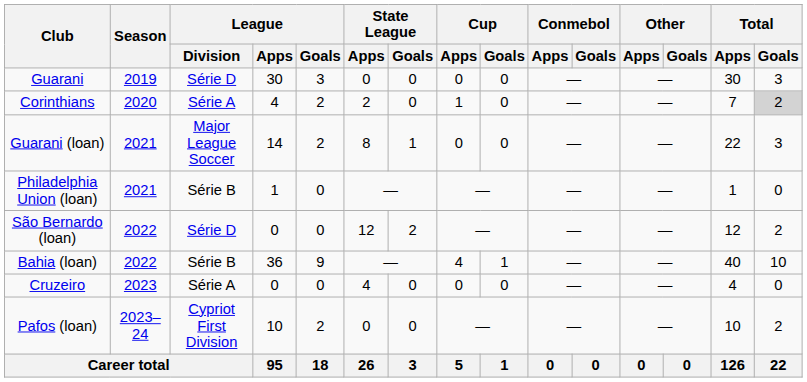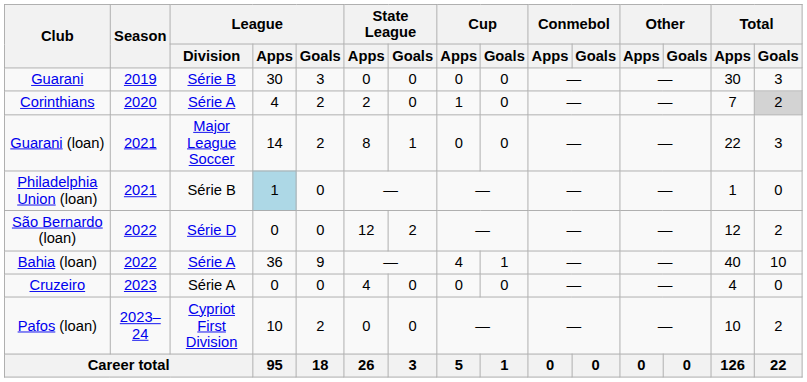(212, 79) Série D -> (212, 79) Série B
(275, 190) no background -> (275, 190) lightblue background
(212, 262) Série B -> (212, 262) Série A
